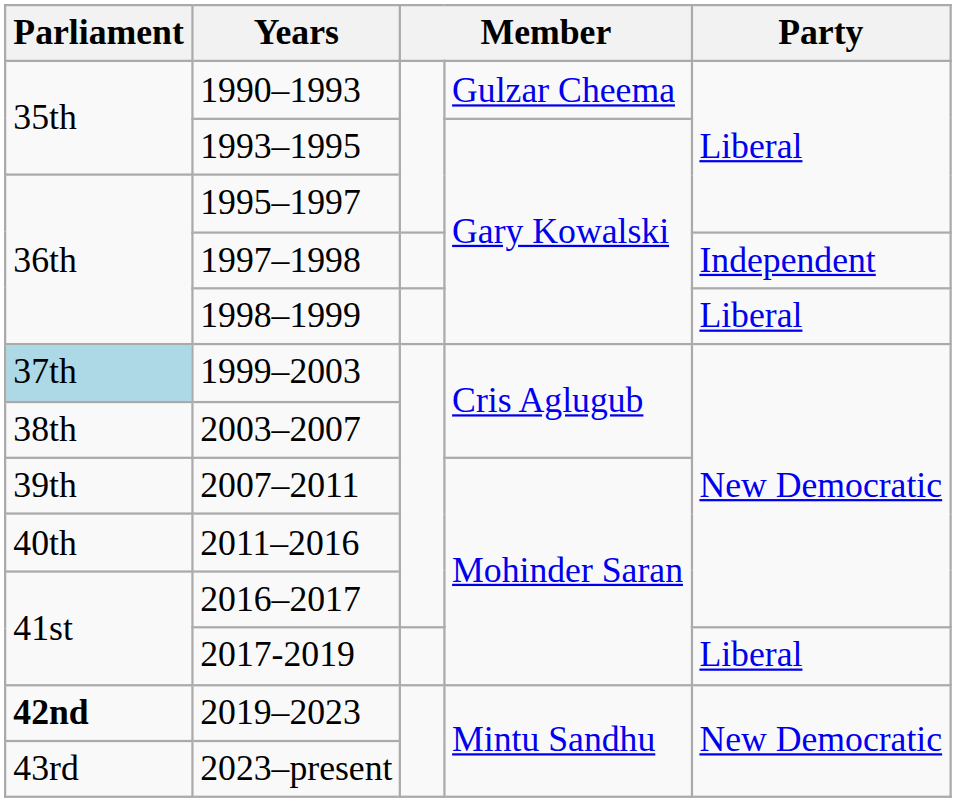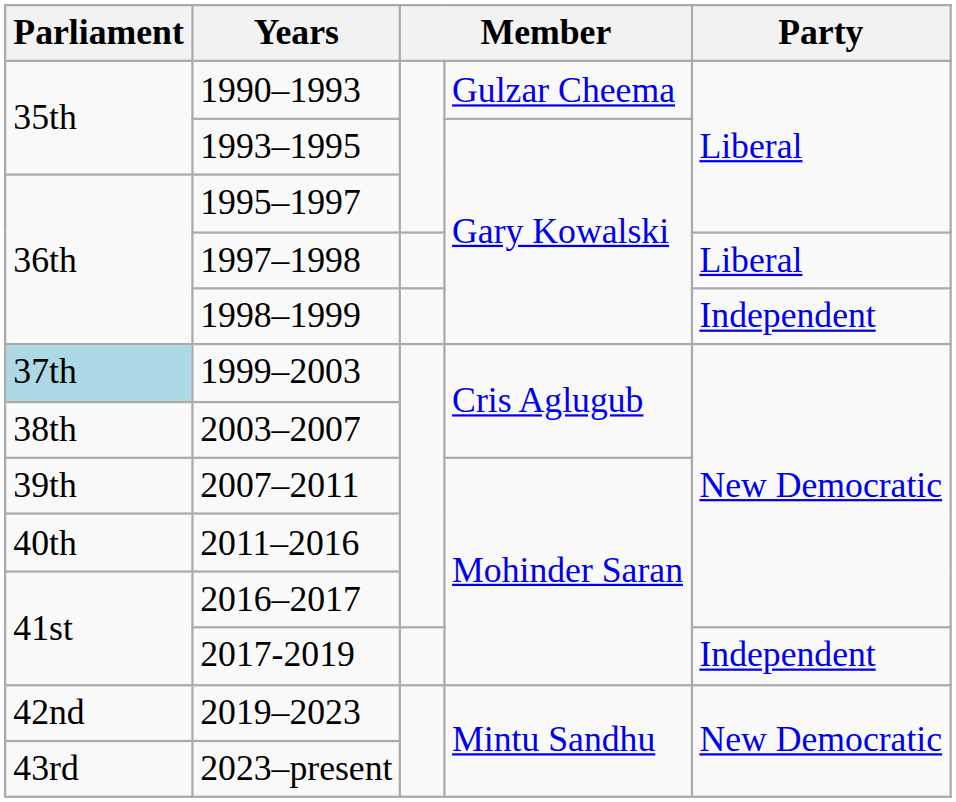(788, 259) Independent -> (751, 259) Liberal
(751, 315) Liberal -> (788, 315) Independent
(751, 655) Liberal -> (788, 655) Independent
(51, 711) bold -> (49, 711) normal
